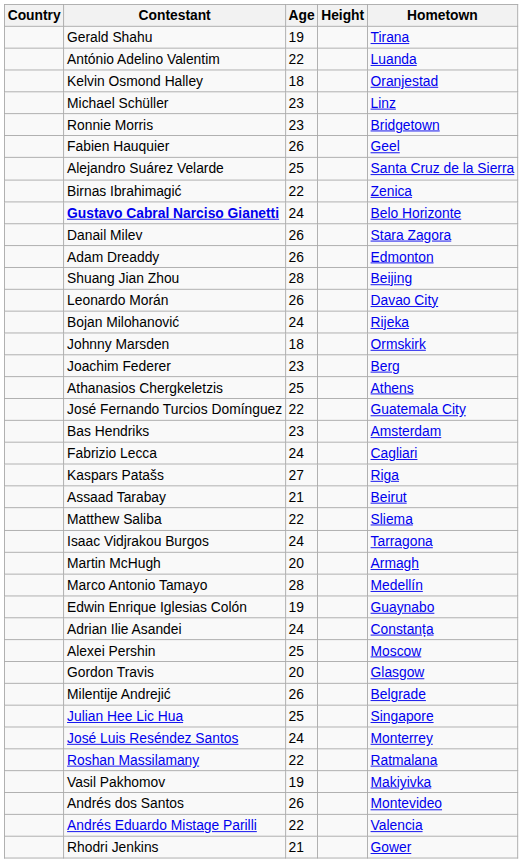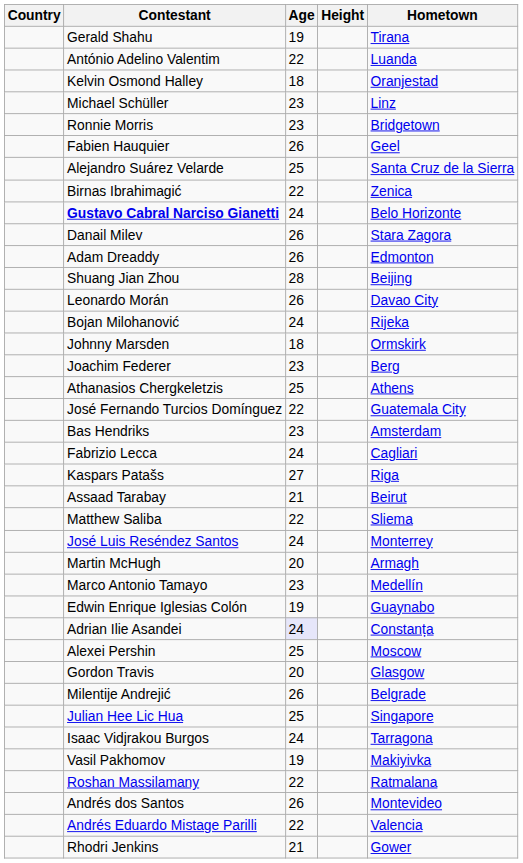rows swapped: (153, 738) <-> (138, 541)
(296, 585) 28 -> (296, 585) 23
(296, 629) no background -> (296, 629) lavender background
rows swapped: (133, 760) <-> (116, 782)
